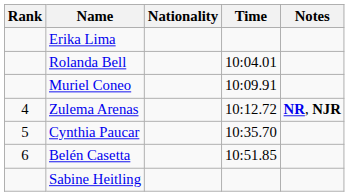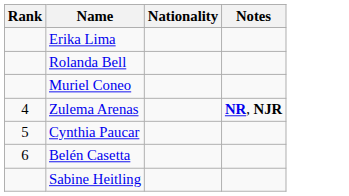- column: (251, 16)
